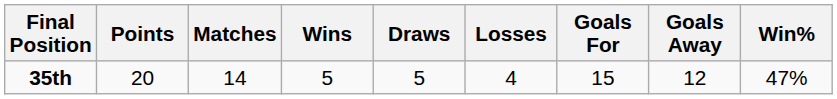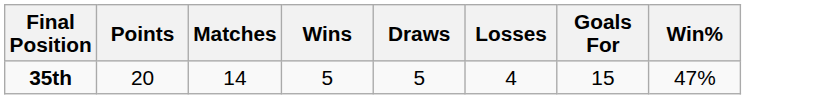- column: (695, 33)
